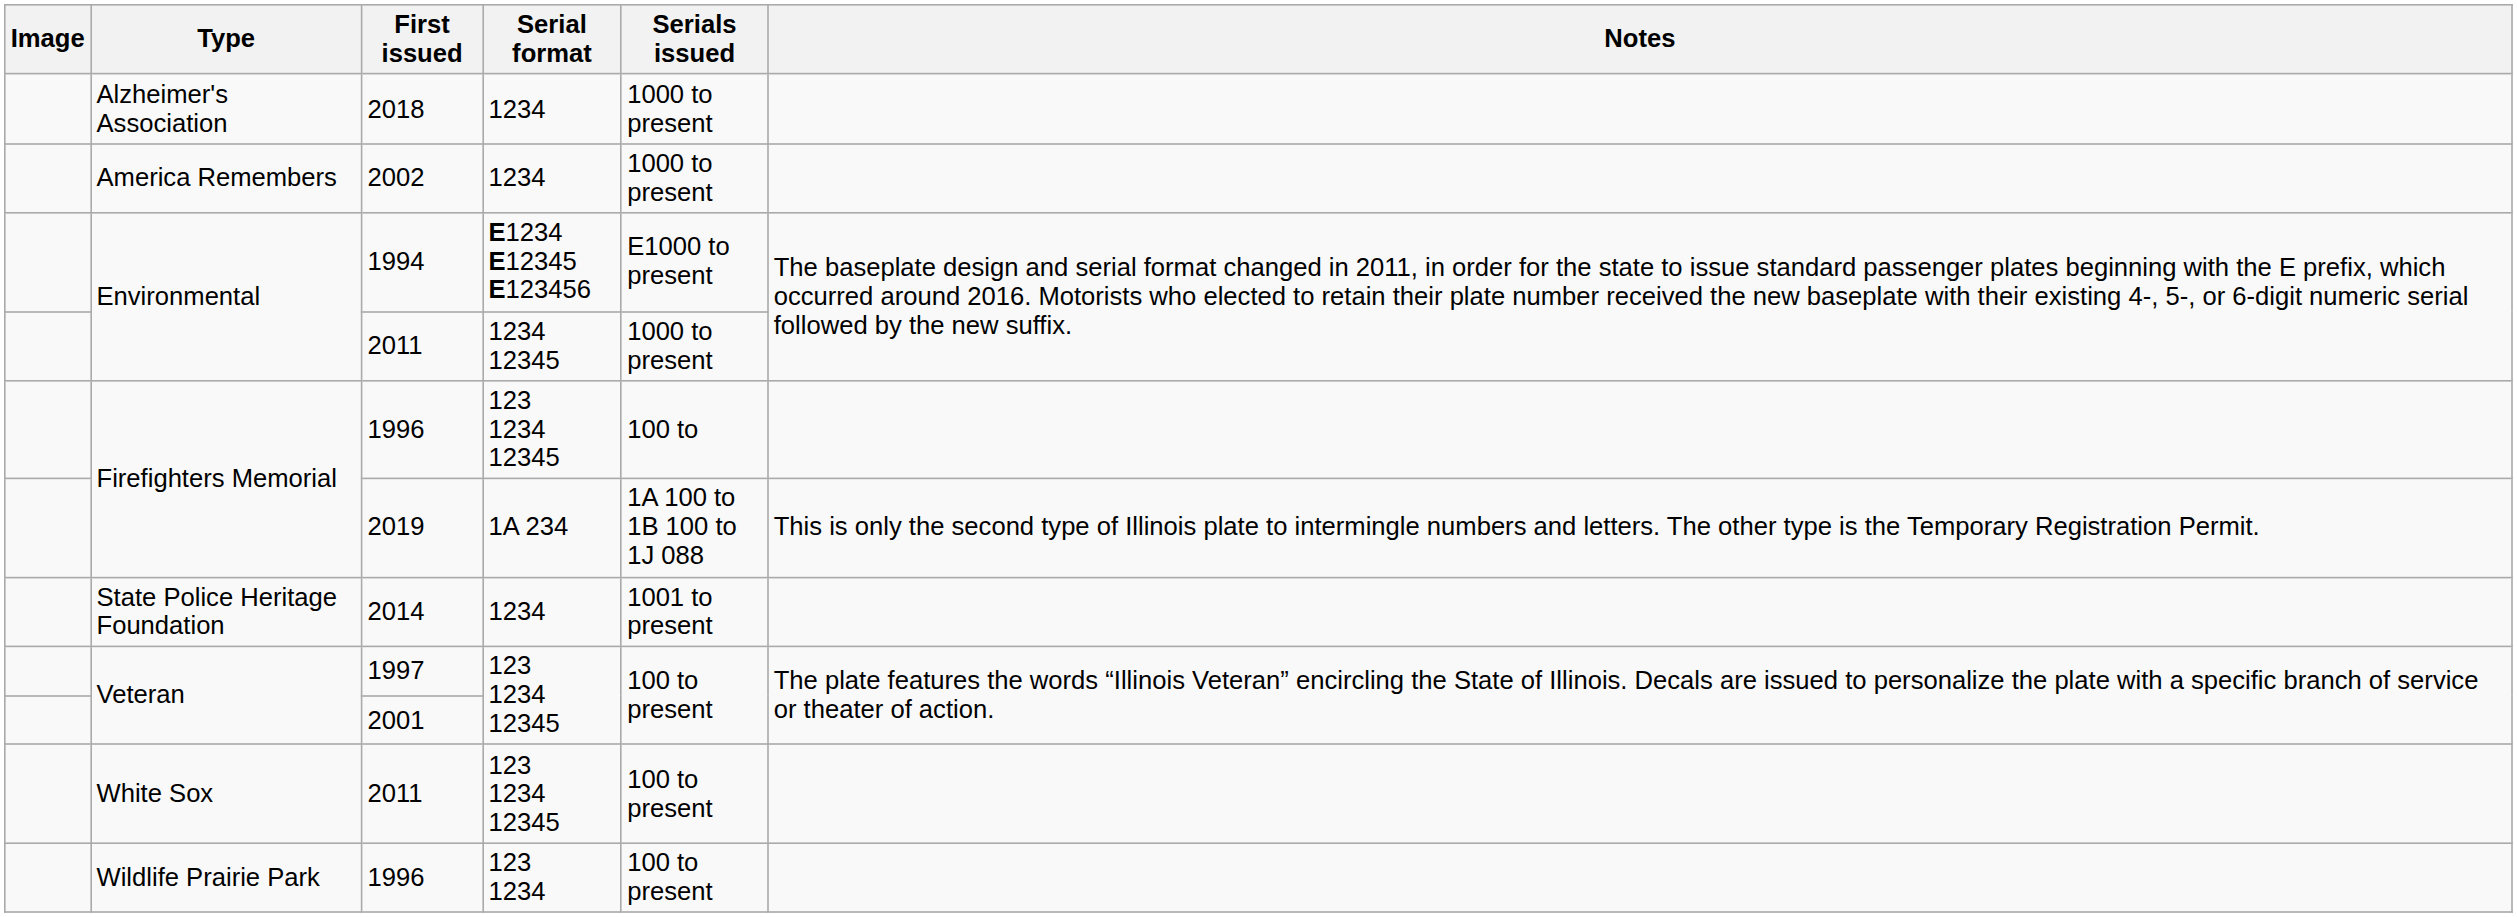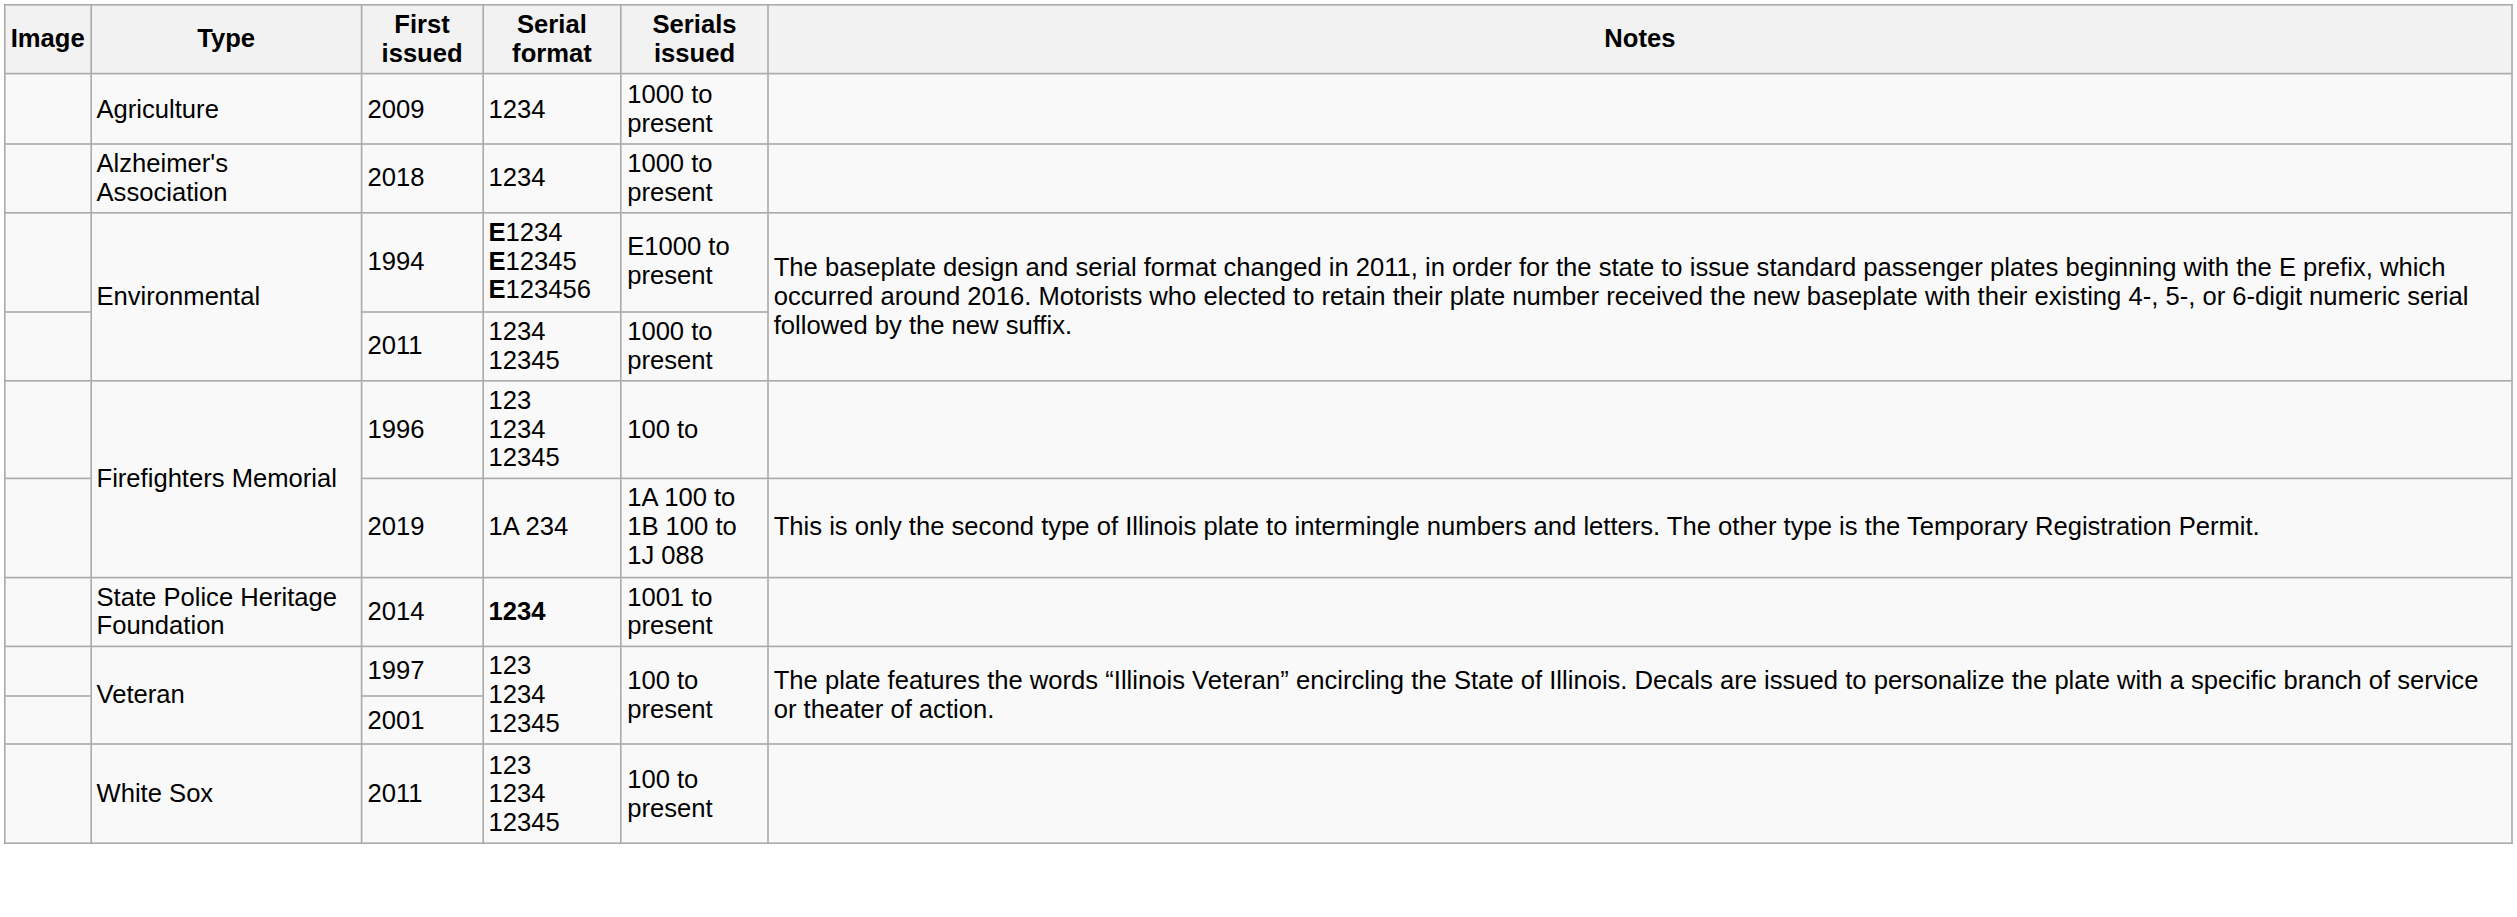+ row: (158, 108)
- row: (217, 178)
(517, 611) normal -> (517, 611) bold
- row: (208, 877)
